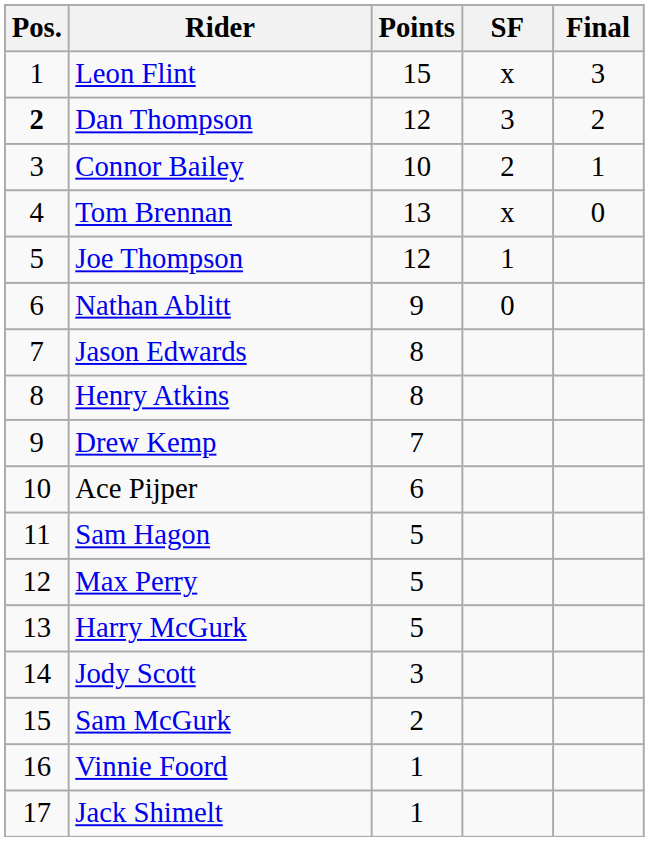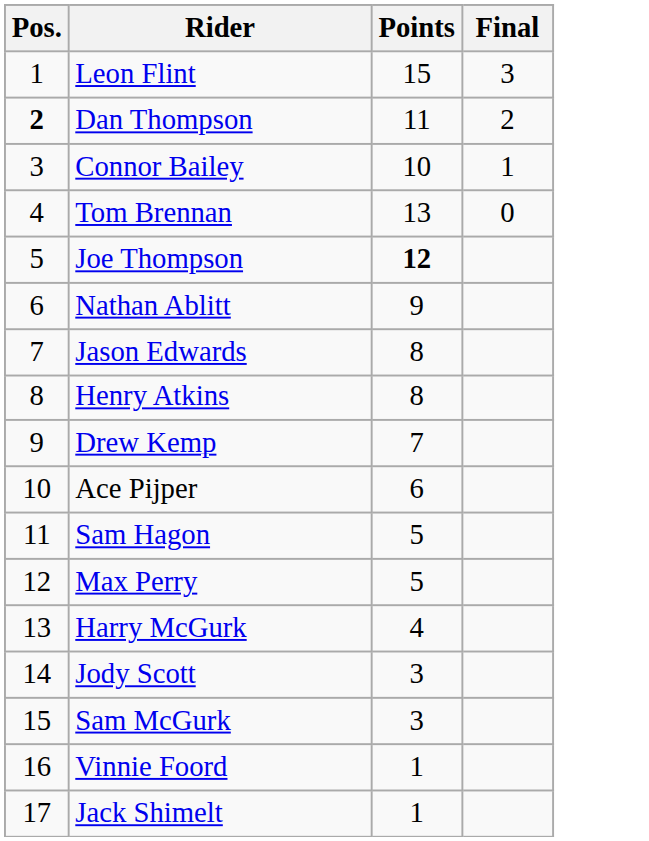- column: (507, 27)
(417, 119) 12 -> (417, 119) 11
(417, 258) normal -> (417, 258) bold
(417, 628) 5 -> (417, 628) 4
(417, 720) 2 -> (417, 720) 3
